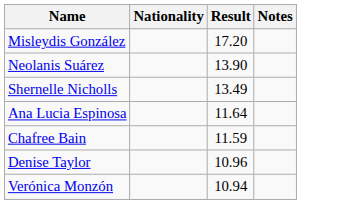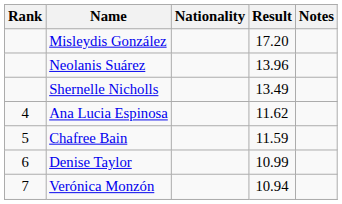+ column: (25, 16)
(231, 65) 13.90 -> (272, 65) 13.96
(231, 114) 11.64 -> (272, 114) 11.62
(231, 162) 10.96 -> (272, 162) 10.99
